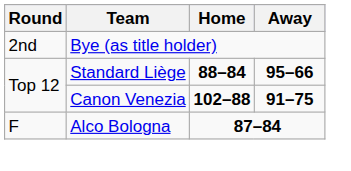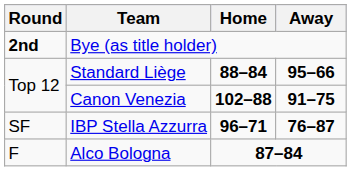(23, 45) normal -> (24, 45) bold
+ row: (139, 126)
